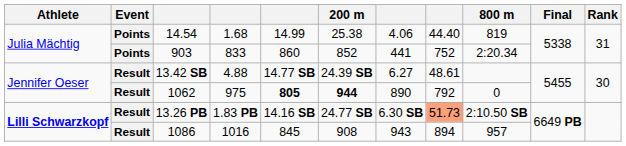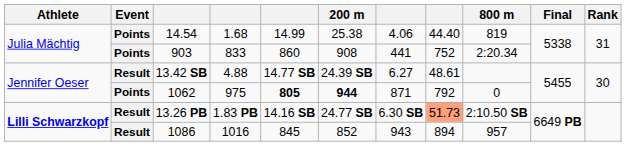(347, 54) 852 -> (347, 54) 908
(132, 93) Result -> (132, 93) Points
(401, 93) 890 -> (401, 93) 871
(347, 132) 908 -> (347, 132) 852
